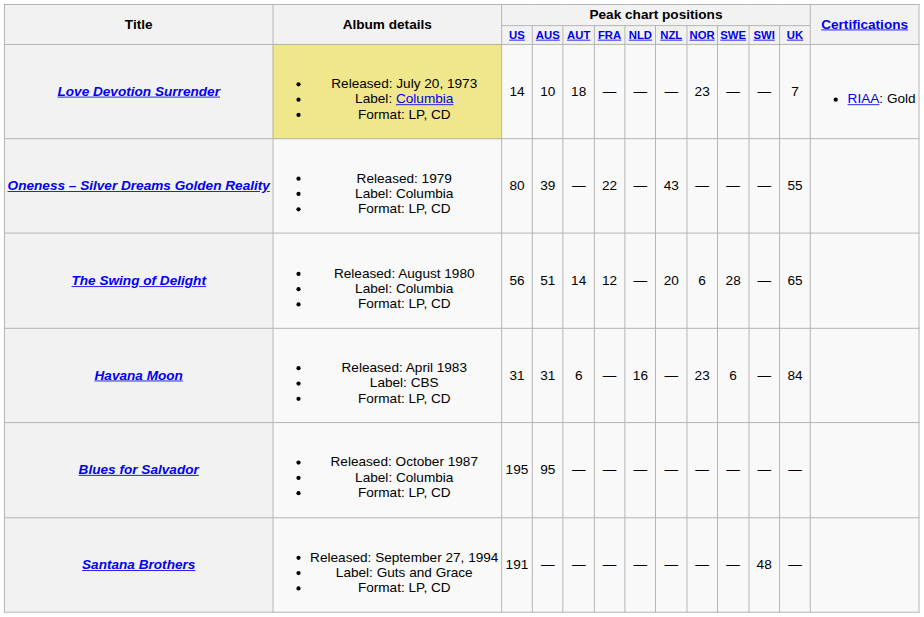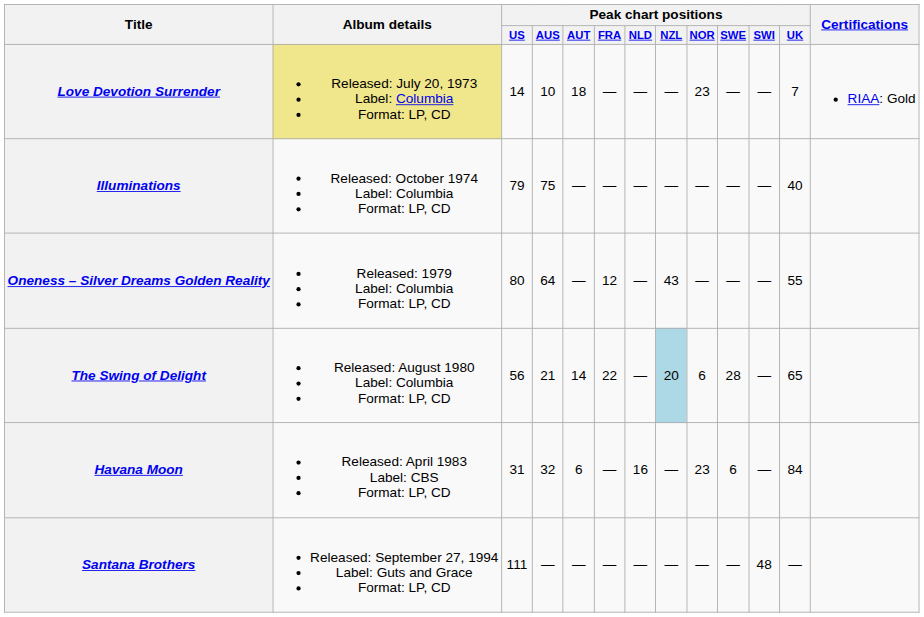+ row: (139, 186)
(548, 186) 39 -> (548, 280) 64
(610, 186) 22 -> (610, 280) 12
(548, 280) 51 -> (548, 375) 21
(610, 280) 12 -> (610, 375) 22
(671, 280) no background -> (671, 375) lightblue background
(548, 375) 31 -> (548, 470) 32
- row: (139, 470)
(517, 564) 191 -> (517, 564) 111
